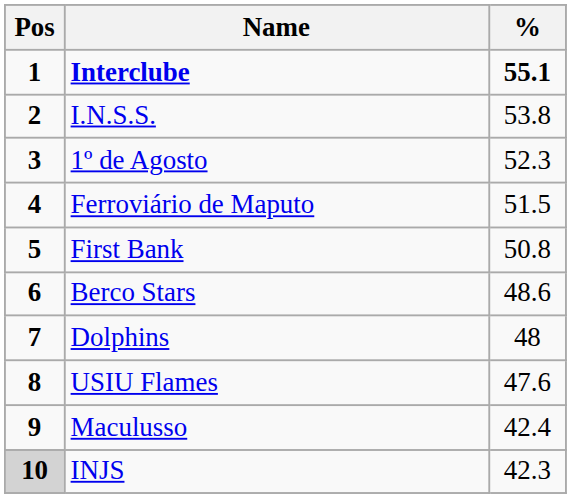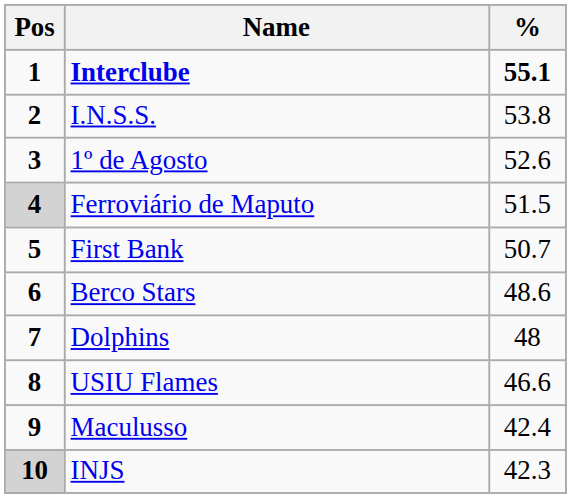(527, 160) 52.3 -> (527, 160) 52.6
(35, 204) no background -> (35, 204) lightgrey background
(527, 249) 50.8 -> (527, 249) 50.7
(527, 382) 47.6 -> (527, 382) 46.6
